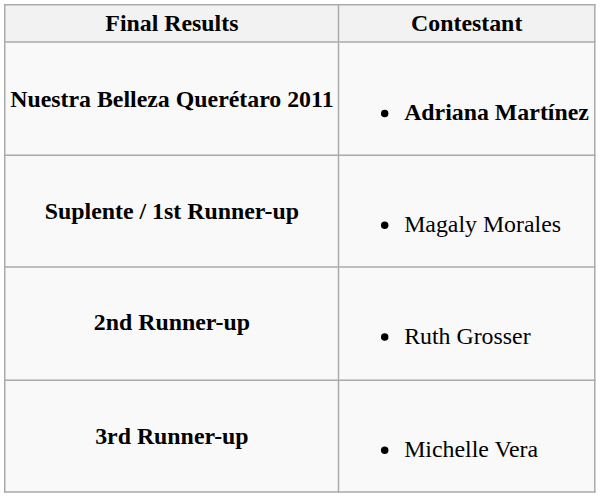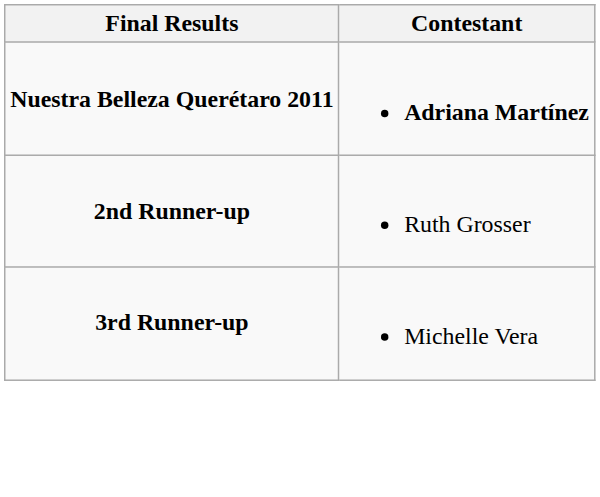- row: (172, 210)
